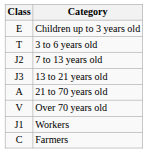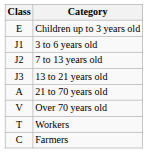(19, 44) T -> (19, 44) J1
(19, 124) J1 -> (19, 124) T
